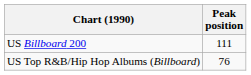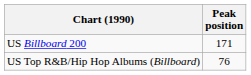(224, 43) 111 -> (224, 43) 171
